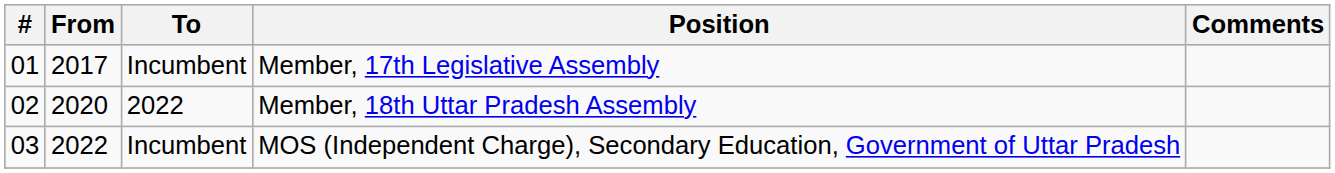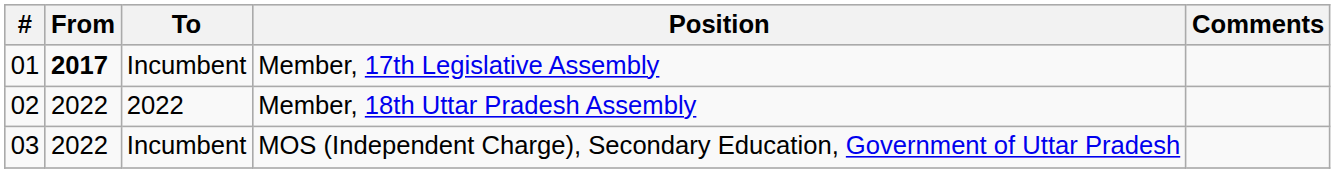(79, 65) normal -> (79, 65) bold
(79, 106) 2020 -> (79, 106) 2022
